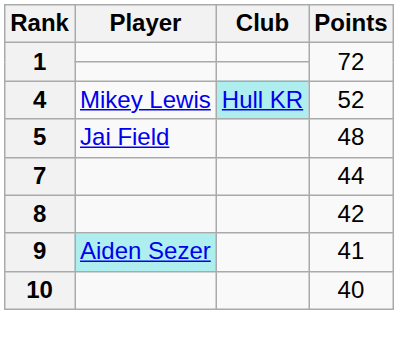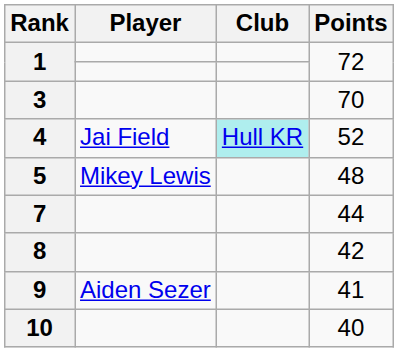+ row: (40, 99)
(145, 99) Mikey Lewis -> (125, 137) Jai Field
(125, 137) Jai Field -> (145, 175) Mikey Lewis
(145, 251) paleturquoise background -> (145, 289) no background
